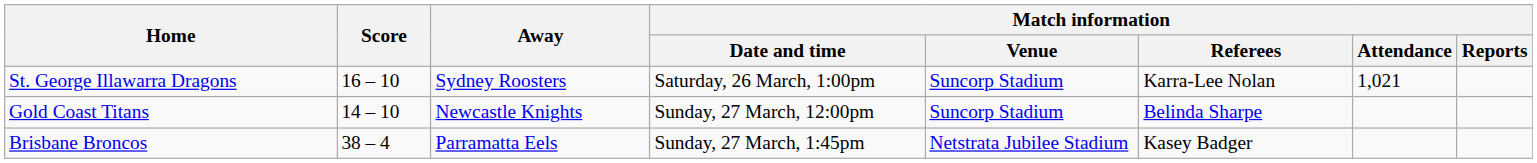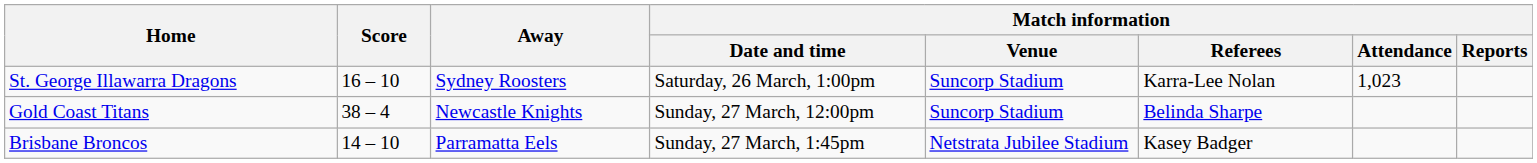(1379, 81) 1,021 -> (1379, 81) 1,023
(370, 111) 14 – 10 -> (366, 111) 38 – 4
(366, 142) 38 – 4 -> (370, 142) 14 – 10
